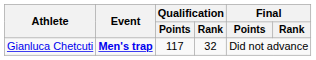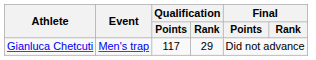(126, 47) bold -> (124, 47) normal
(210, 47) 32 -> (207, 47) 29
